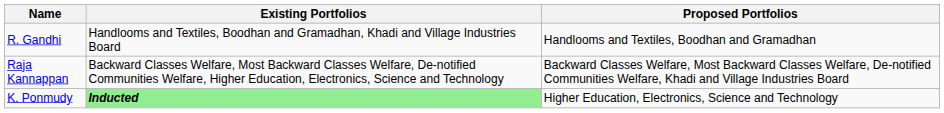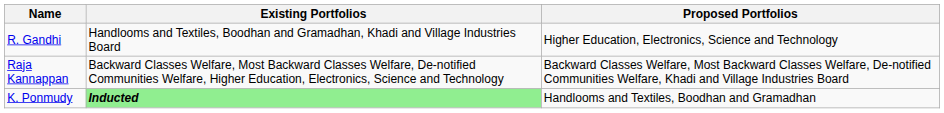(680, 39) Handlooms and Textiles, Boodhan and Gramadhan -> (691, 39) Higher Education, Electronics, Science and Technology
(691, 98) Higher Education, Electronics, Science and Technology -> (680, 98) Handlooms and Textiles, Boodhan and Gramadhan
